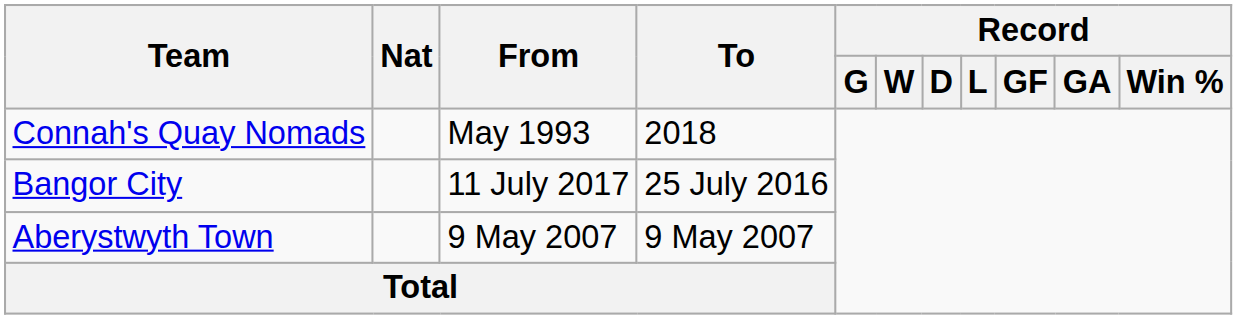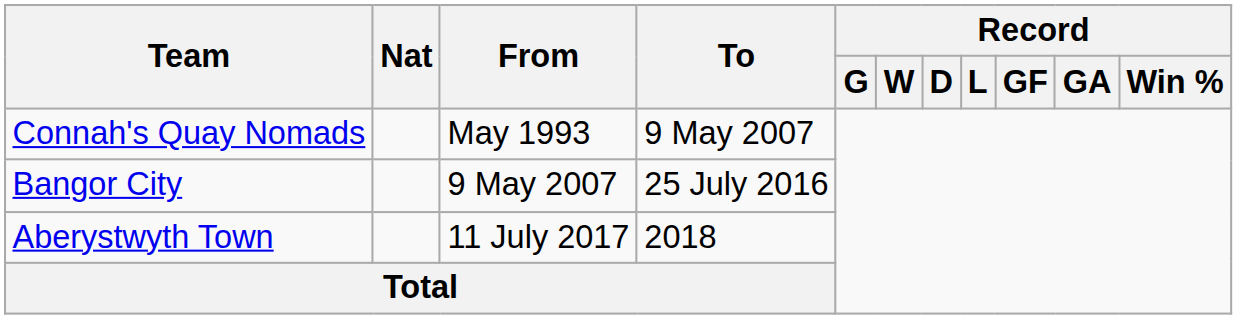(680, 133) 2018 -> (729, 133) 9 May 2007
(539, 184) 11 July 2017 -> (532, 184) 9 May 2007
(532, 236) 9 May 2007 -> (539, 236) 11 July 2017
(729, 236) 9 May 2007 -> (680, 236) 2018
